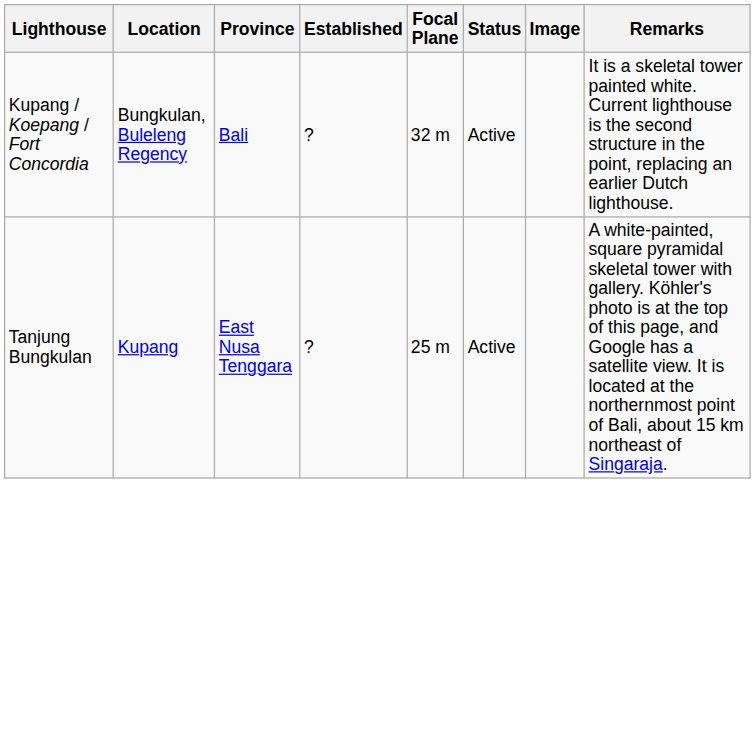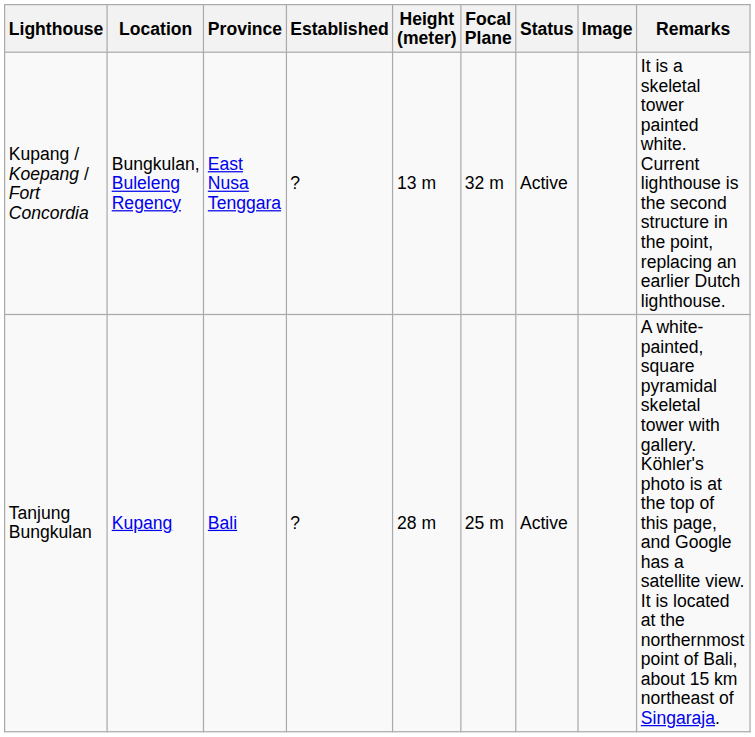+ column: (427, 29)
(233, 134) Bali -> (244, 183) East Nusa Tenggara
(255, 348) East Nusa Tenggara -> (222, 523) Bali
